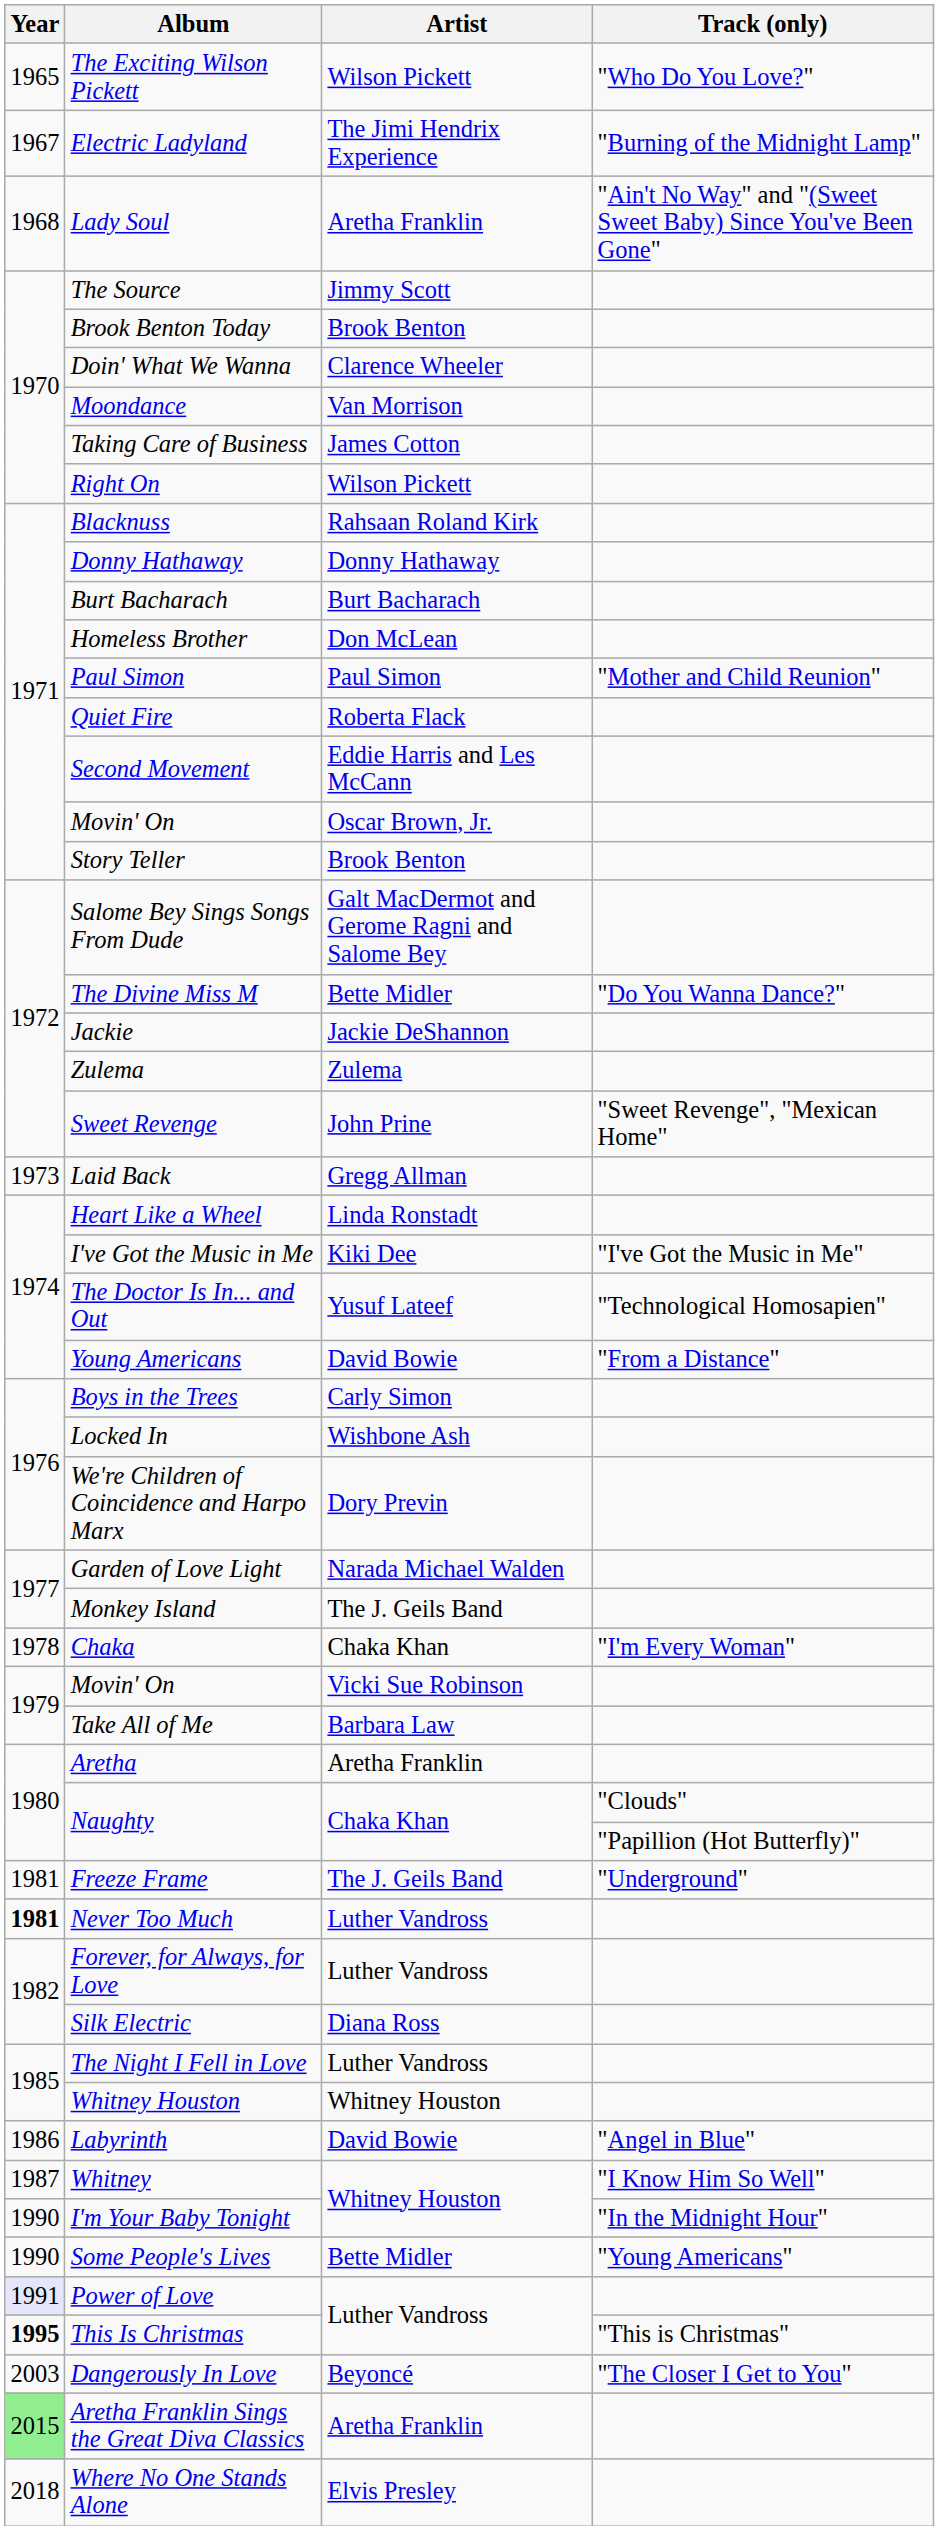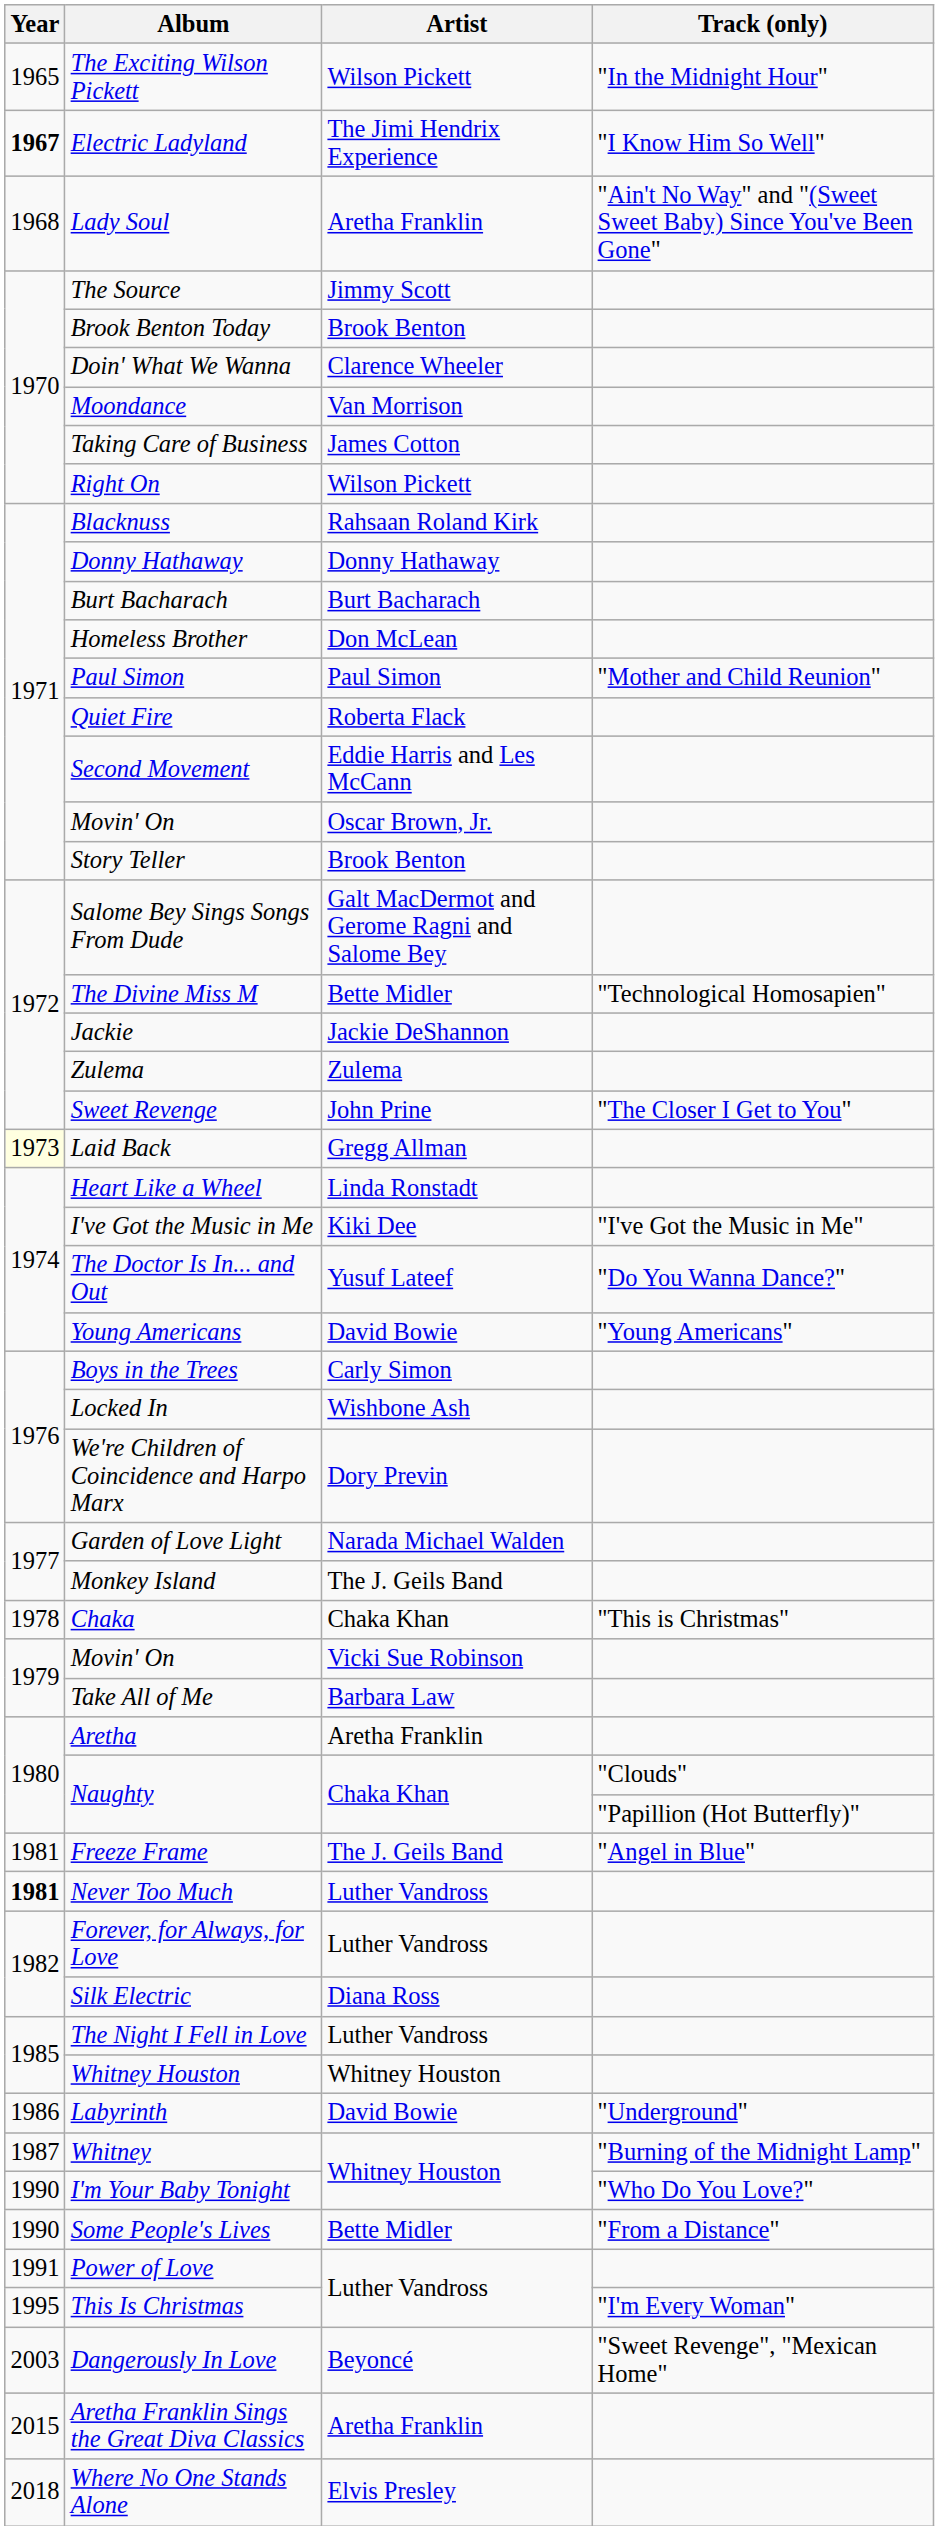(706, 76) "Who Do You Love?" -> (713, 76) "In the Midnight Hour"
(35, 142) normal -> (35, 142) bold
(759, 142) "Burning of the Midnight Lamp" -> (711, 142) "I Know Him So Well"
(721, 993) "Do You Wanna Dance?" -> (742, 993) "Technological Homosapien"
(737, 1123) "Sweet Revenge", "Mexican Home" -> (725, 1109) "The Closer I Get to You"
(35, 1176) no background -> (35, 1148) lightyellow background
(742, 1306) "Technological Homosapien" -> (721, 1278) "Do You Wanna Dance?"
(689, 1358) "From a Distance" -> (695, 1331) "Young Americans"
(696, 1646) "I'm Every Woman" -> (693, 1619) "This is Christmas"
(673, 1879) "Underground" -> (676, 1852) "Angel in Blue"
(676, 2140) "Angel in Blue" -> (673, 2112) "Underground"
(711, 2179) "I Know Him So Well" -> (759, 2151) "Burning of the Midnight Lamp"
(713, 2217) "In the Midnight Hour" -> (706, 2190) "Who Do You Love?"
(695, 2256) "Young Americans" -> (689, 2229) "From a Distance"
(35, 2295) lavender background -> (35, 2268) no background
(35, 2334) bold -> (35, 2306) normal
(693, 2334) "This is Christmas" -> (696, 2306) "I'm Every Woman"
(725, 2373) "The Closer I Get to You" -> (737, 2359) "Sweet Revenge", "Mexican Home"
(35, 2425) lightgreen background -> (35, 2425) no background
